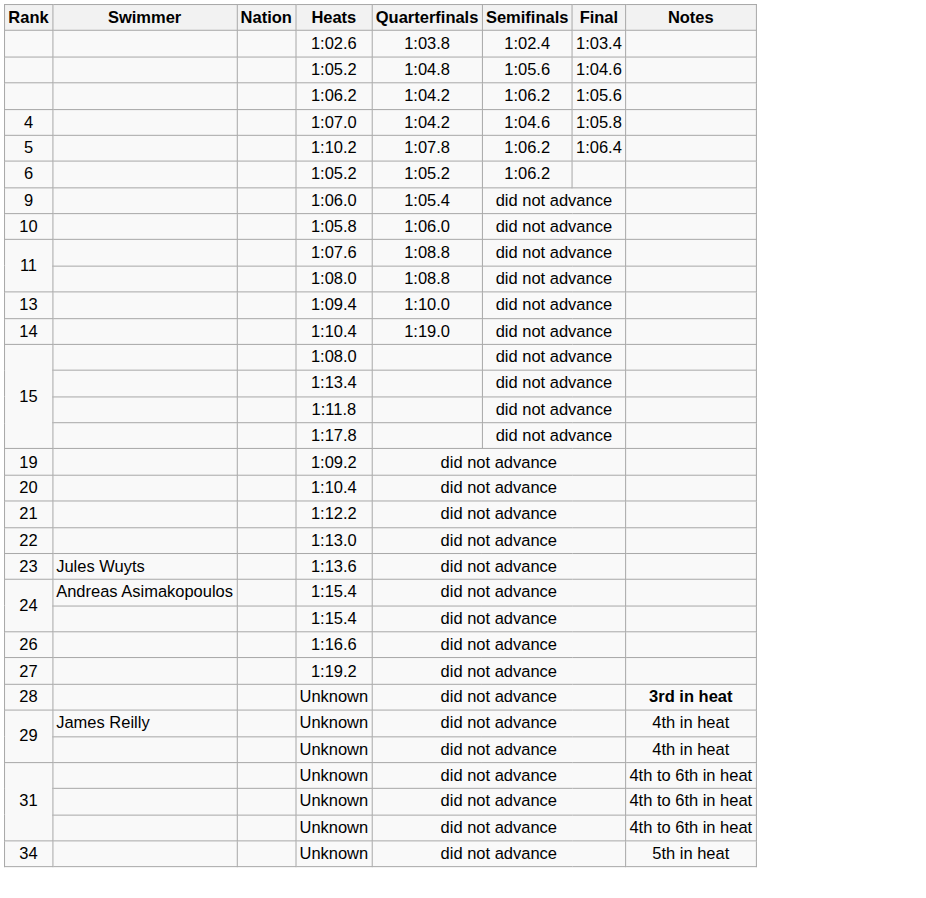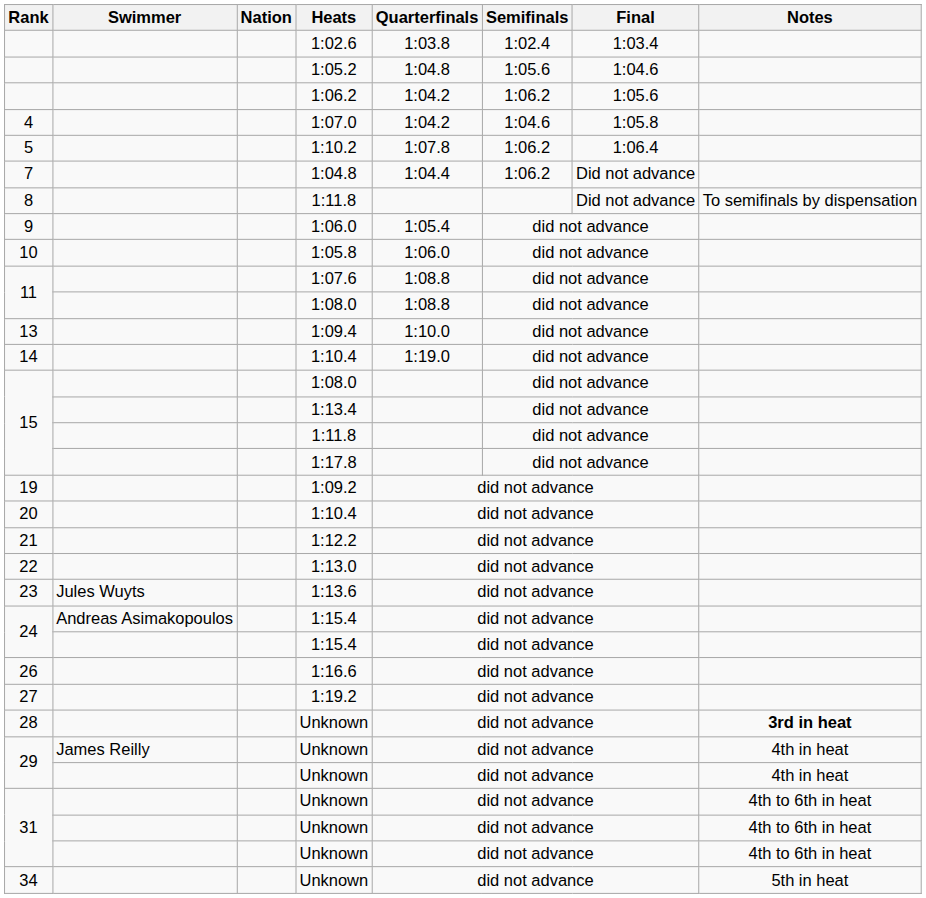- row: (28, 174)
+ row: (28, 174)
+ row: (28, 200)
